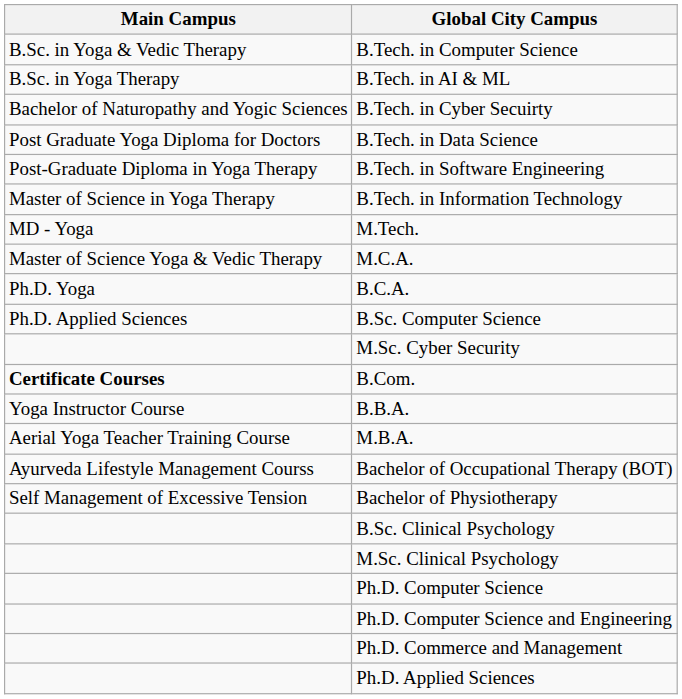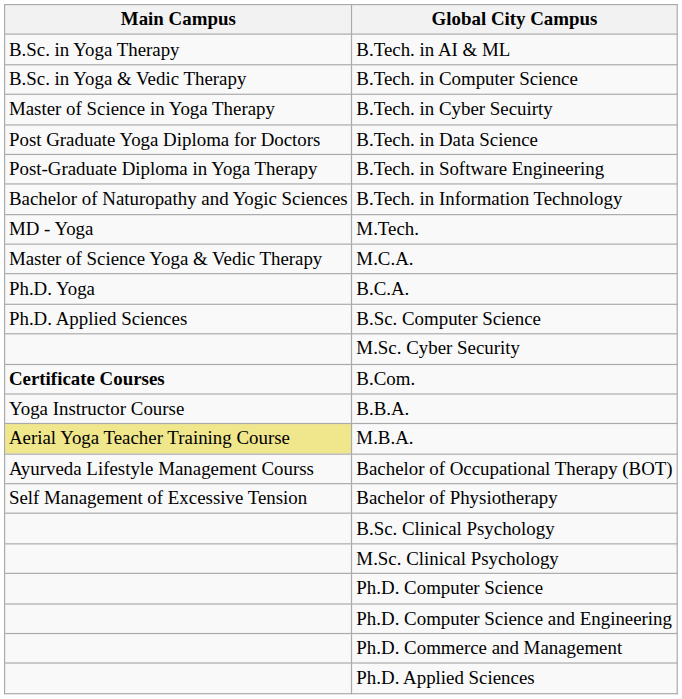rows swapped: (433, 79) <-> (467, 49)
(178, 109) Bachelor of Naturopathy and Yogic Sciences -> (142, 109) Master of Science in Yoga Therapy
(142, 199) Master of Science in Yoga Therapy -> (178, 199) Bachelor of Naturopathy and Yogic Sciences
(149, 438) no background -> (149, 438) khaki background
